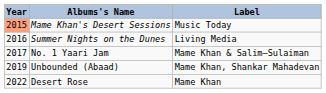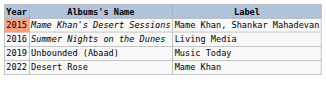(203, 25) Music Today -> (247, 25) Mame Khan, Shankar Mahadevan
- row: (70, 53)
(247, 67) Mame Khan, Shankar Mahadevan -> (203, 53) Music Today
